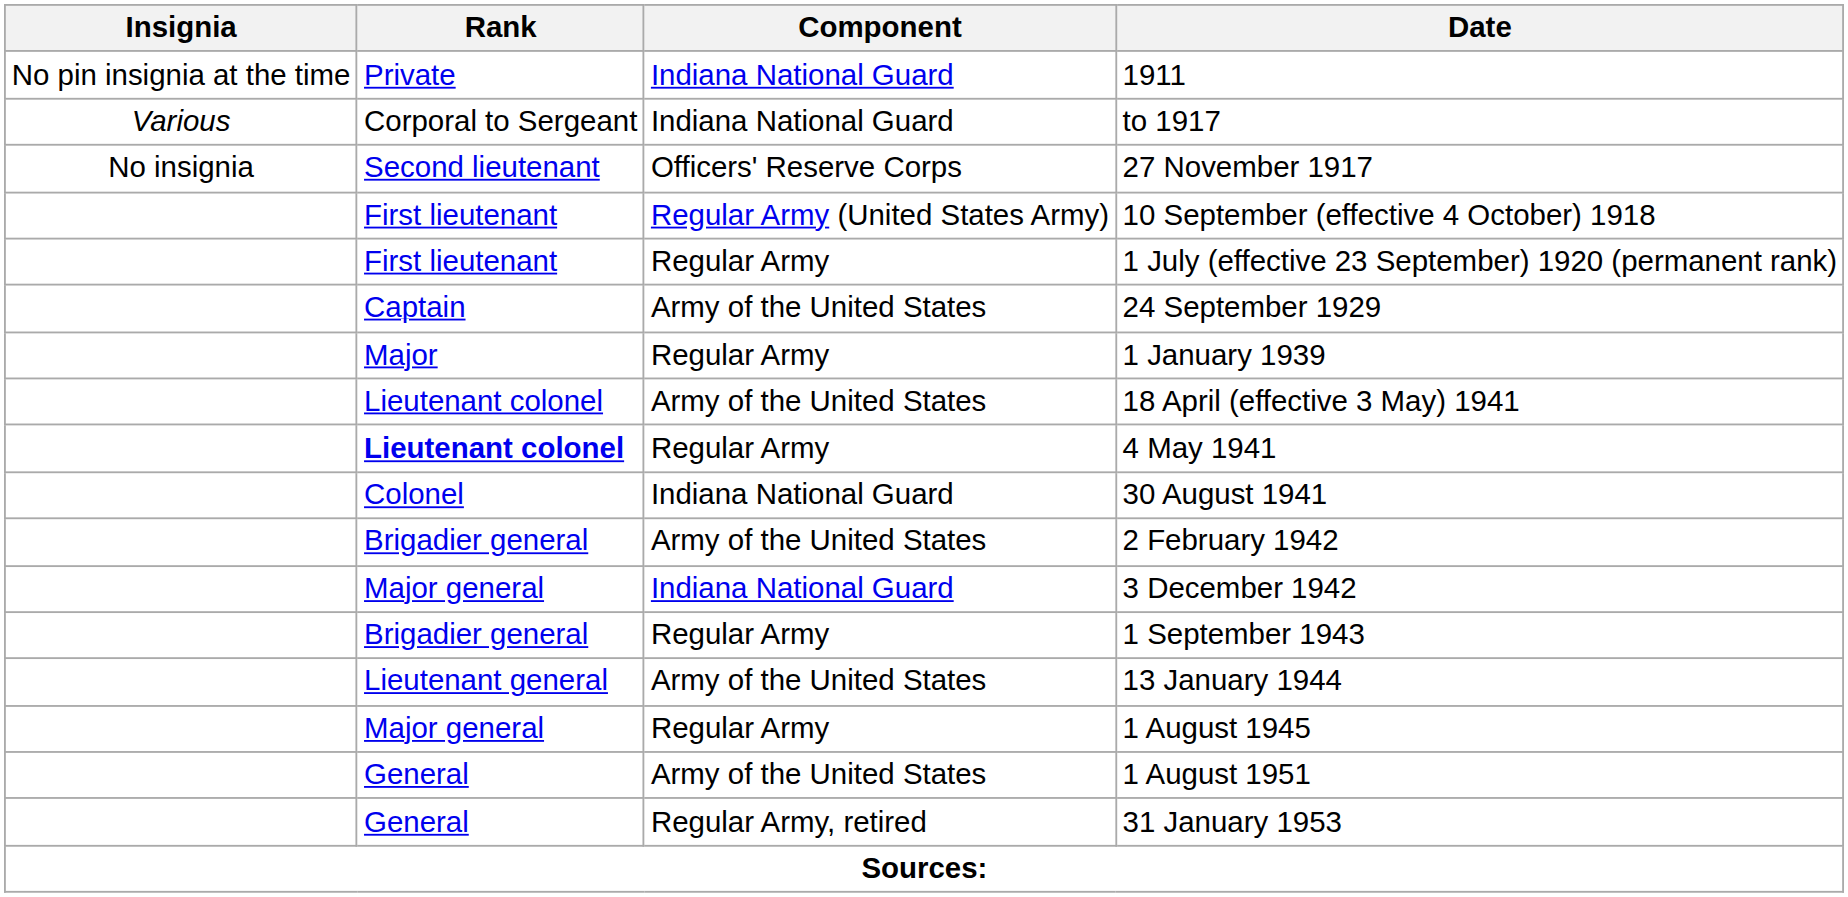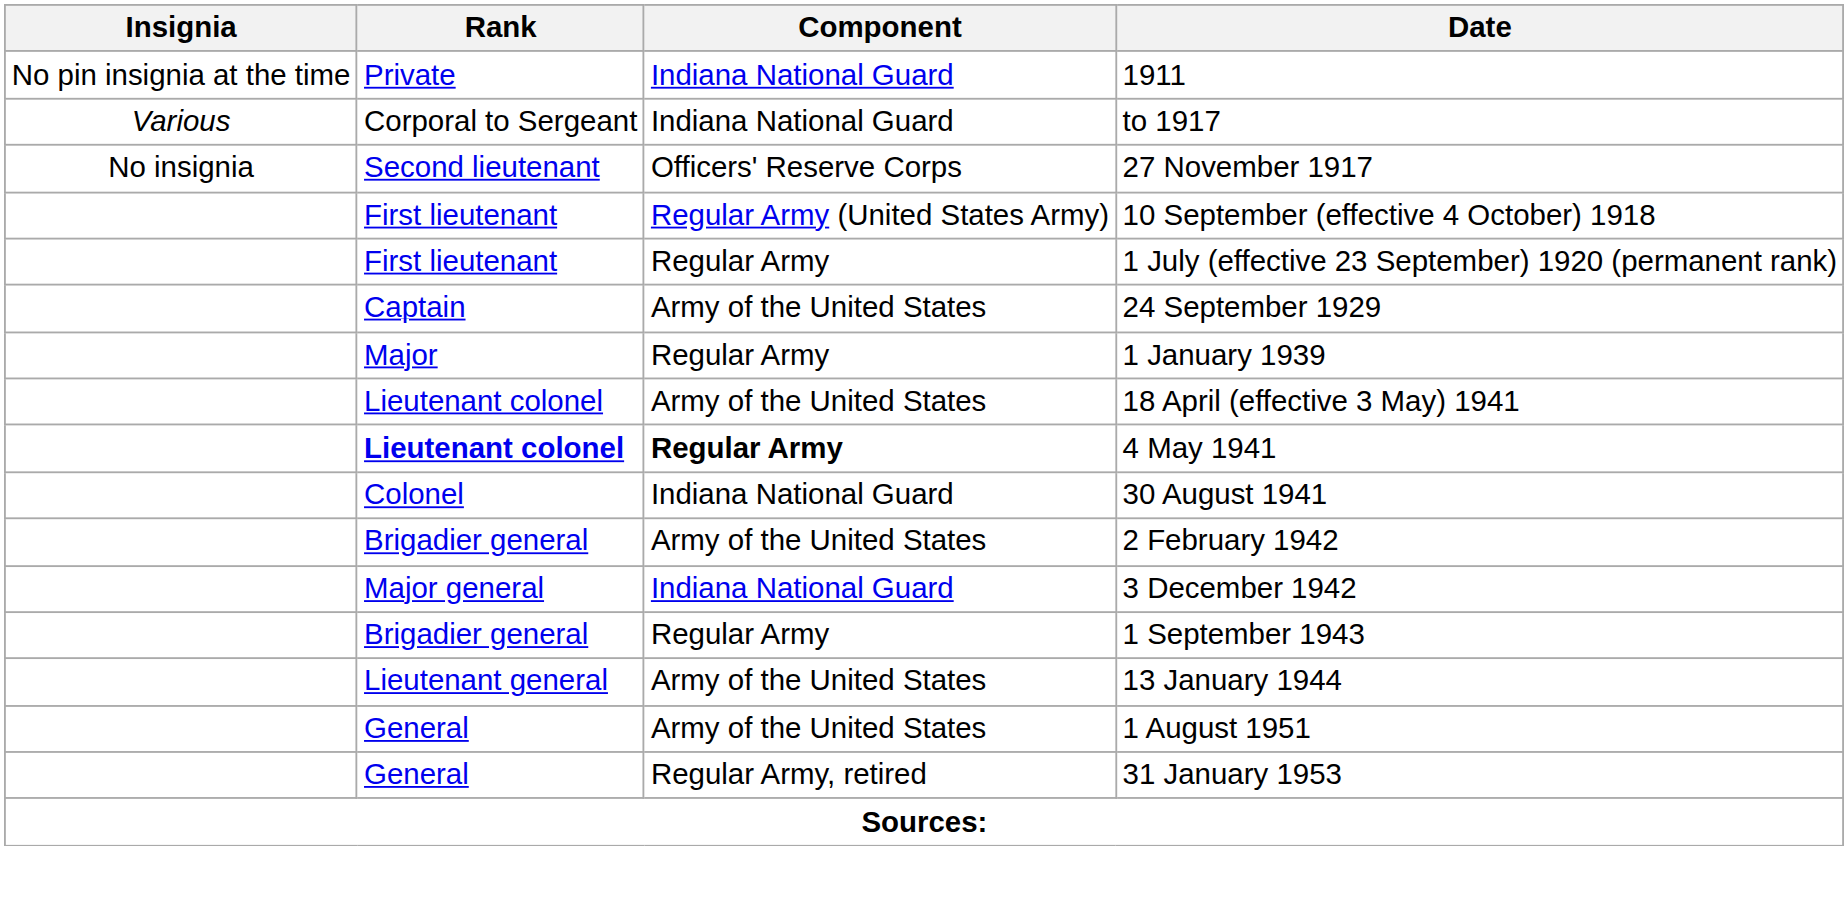(740, 448) normal -> (747, 448) bold
- row: (1217, 728)
